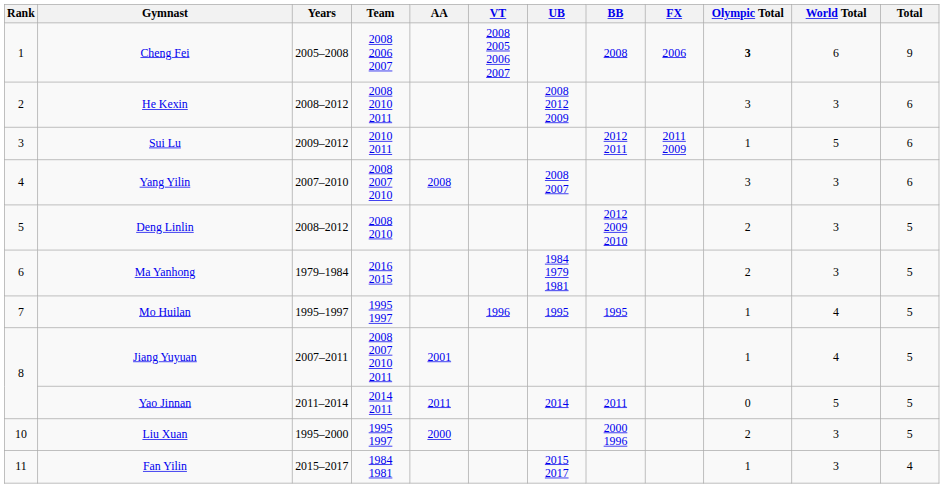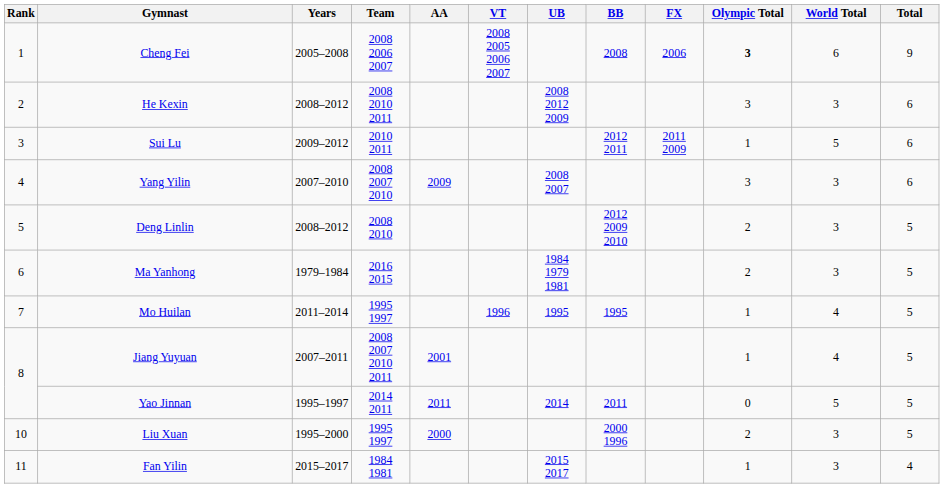(439, 182) 2008 -> (439, 182) 2009
(322, 311) 1995–1997 -> (322, 311) 2011–2014
(322, 402) 2011–2014 -> (322, 402) 1995–1997
